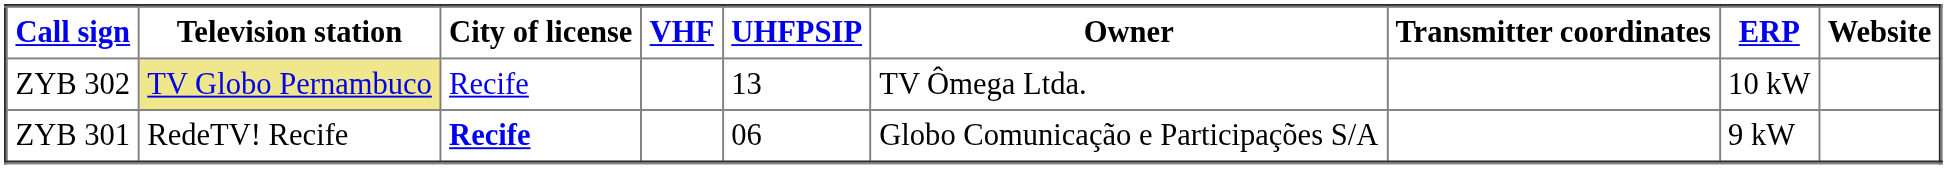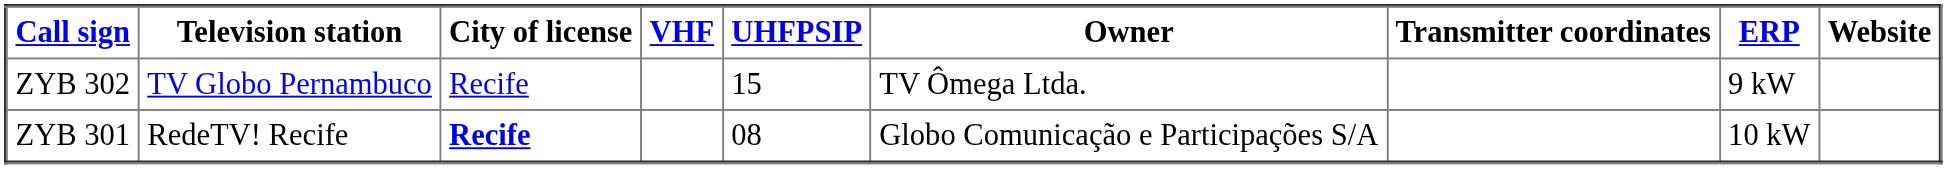(290, 83) khaki background -> (290, 83) no background
(747, 83) 13 -> (747, 83) 15
(1769, 83) 10 kW -> (1762, 83) 9 kW
(747, 135) 06 -> (747, 135) 08
(1762, 135) 9 kW -> (1769, 135) 10 kW
